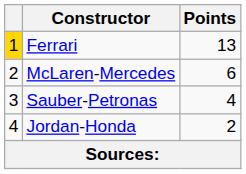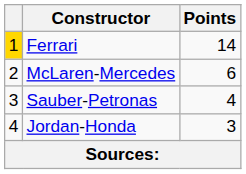(227, 45) 13 -> (227, 45) 14
(231, 127) 2 -> (231, 127) 3
